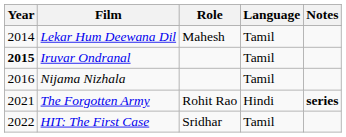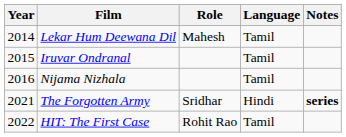(21, 57) bold -> (21, 57) normal
(210, 100) Rohit Rao -> (202, 100) Sridhar
(202, 121) Sridhar -> (210, 121) Rohit Rao
